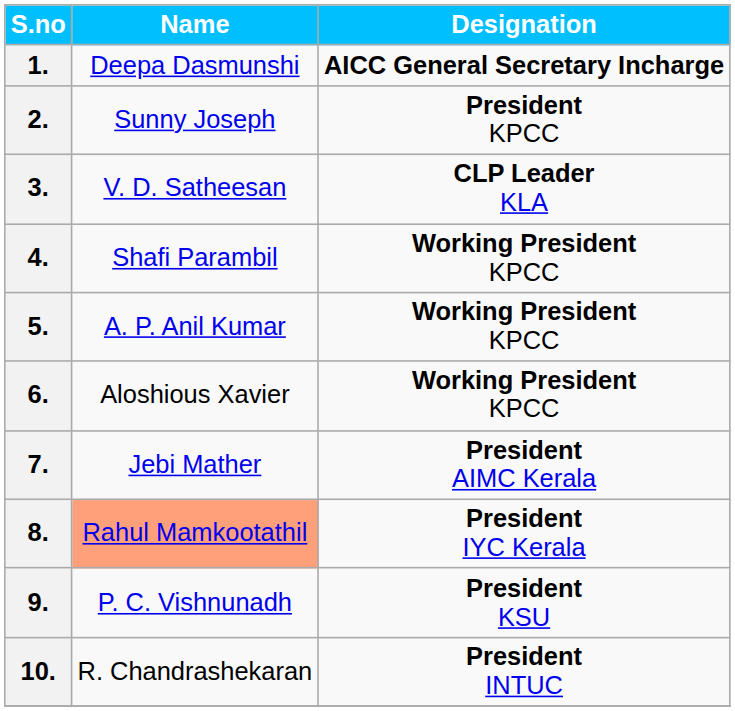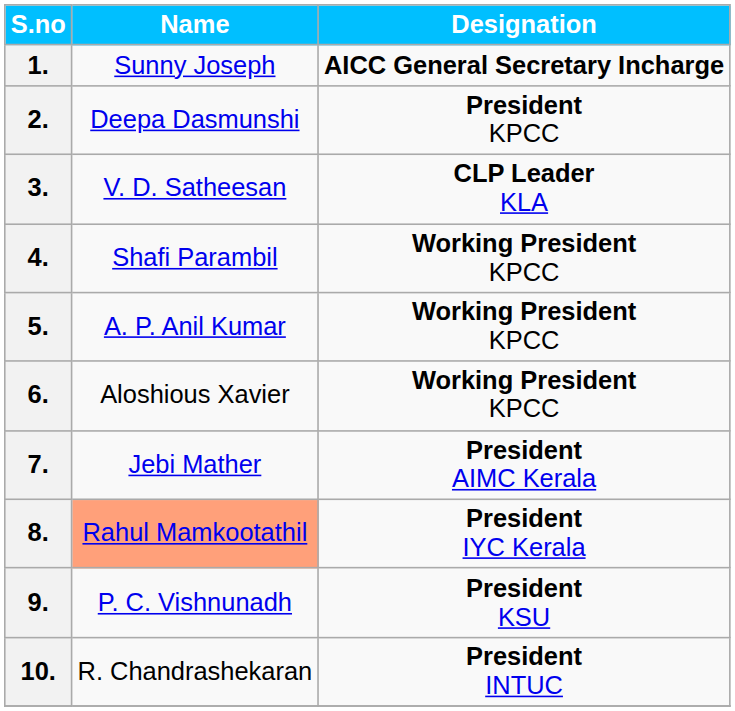(195, 65) Deepa Dasmunshi -> (195, 65) Sunny Joseph
(195, 119) Sunny Joseph -> (195, 119) Deepa Dasmunshi
